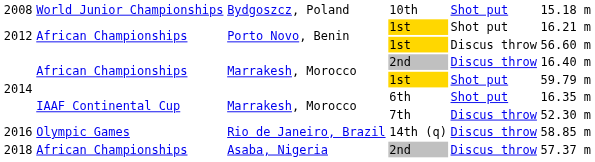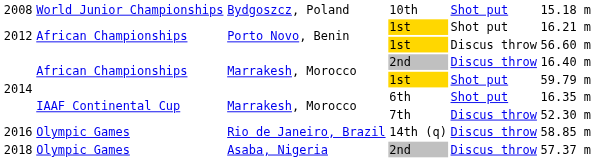(112, 150) African Championships -> (83, 150) Olympic Games
